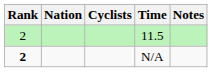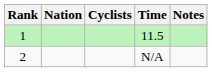(23, 35) 2 -> (23, 35) 1
(23, 56) bold -> (23, 56) normal
